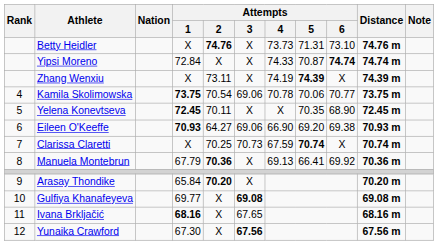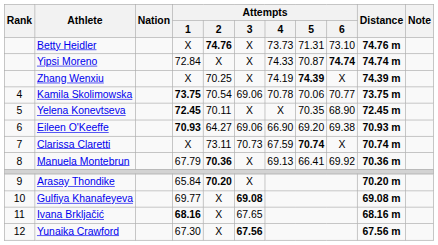(219, 78) 73.11 -> (219, 78) 70.25
(219, 144) 70.25 -> (219, 144) 73.11
